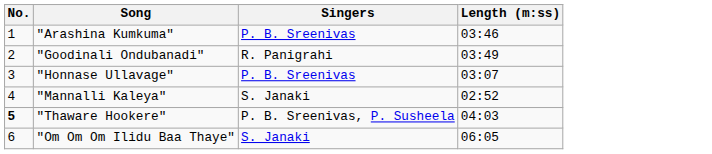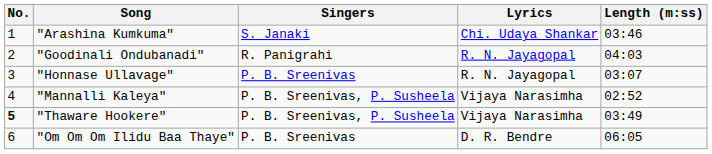+ column: (530, 15)
(298, 36) P. B. Sreenivas -> (275, 36) S. Janaki
(480, 56) 03:49 -> (623, 56) 04:03
(275, 97) S. Janaki -> (348, 97) P. B. Sreenivas, P. Susheela
(480, 118) 04:03 -> (623, 118) 03:49
(275, 138) S. Janaki -> (298, 138) P. B. Sreenivas
